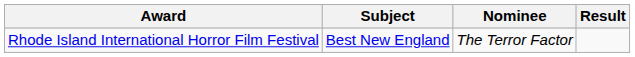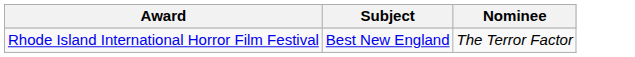- column: (603, 16)
